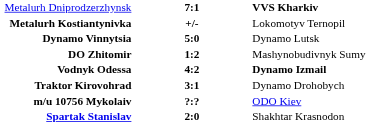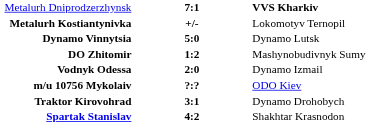(192, 70) 4:2 -> (192, 70) 2:0
(289, 70) bold -> (287, 70) normal
rows swapped: (82, 101) <-> (83, 85)
(192, 116) 2:0 -> (192, 116) 4:2
